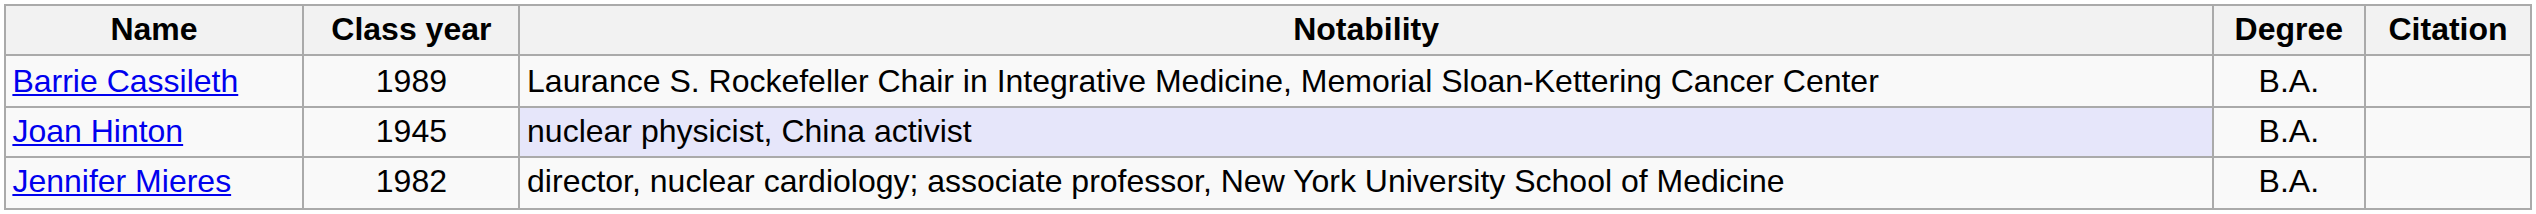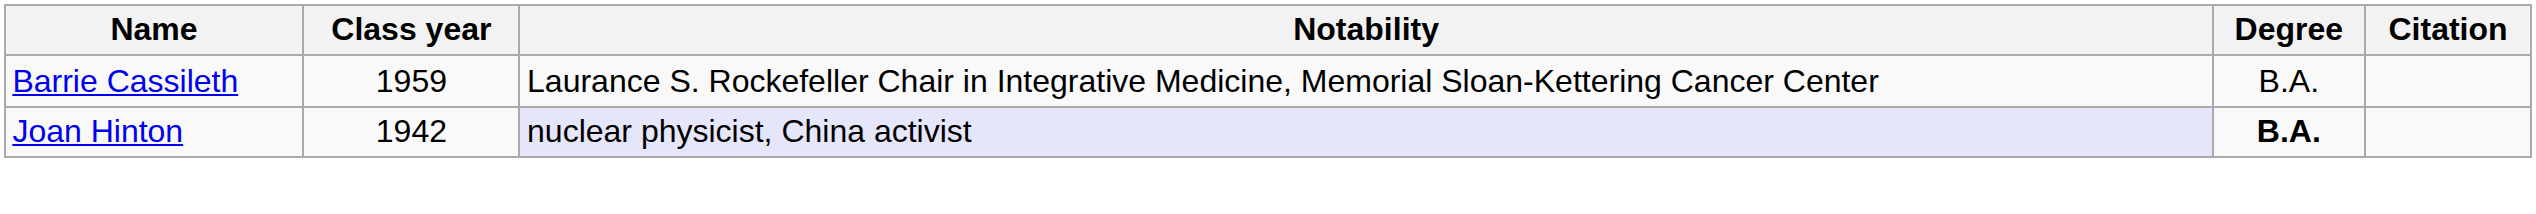(411, 80) 1989 -> (411, 80) 1959
(411, 131) 1945 -> (411, 131) 1942
(2289, 131) normal -> (2289, 131) bold
- row: (122, 182)
